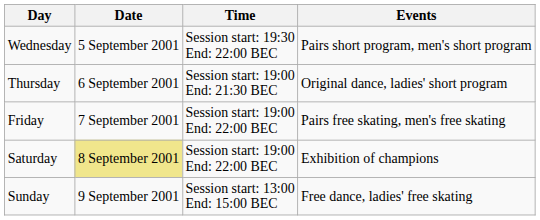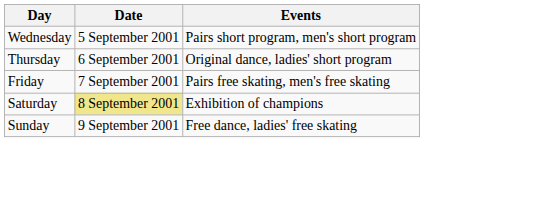- column: (240, 15)
